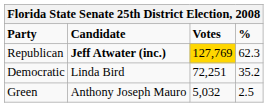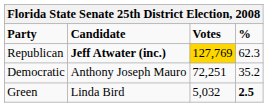(97, 72) Linda Bird -> (128, 72) Anthony Joseph Mauro
(128, 92) Anthony Joseph Mauro -> (97, 92) Linda Bird
(246, 92) normal -> (246, 92) bold
